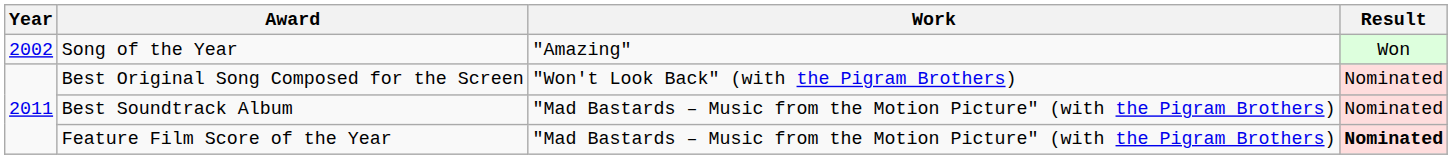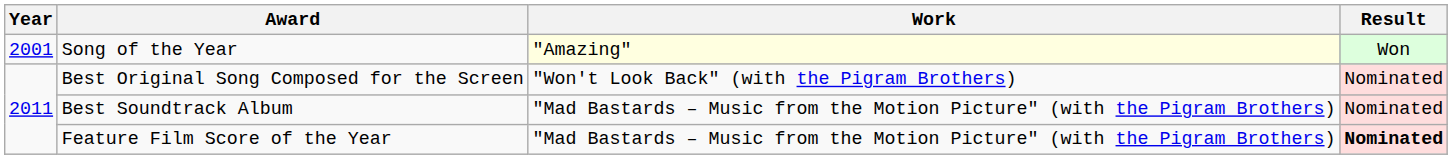(31, 50) 2002 -> (31, 50) 2001
(582, 50) no background -> (582, 50) lightyellow background
